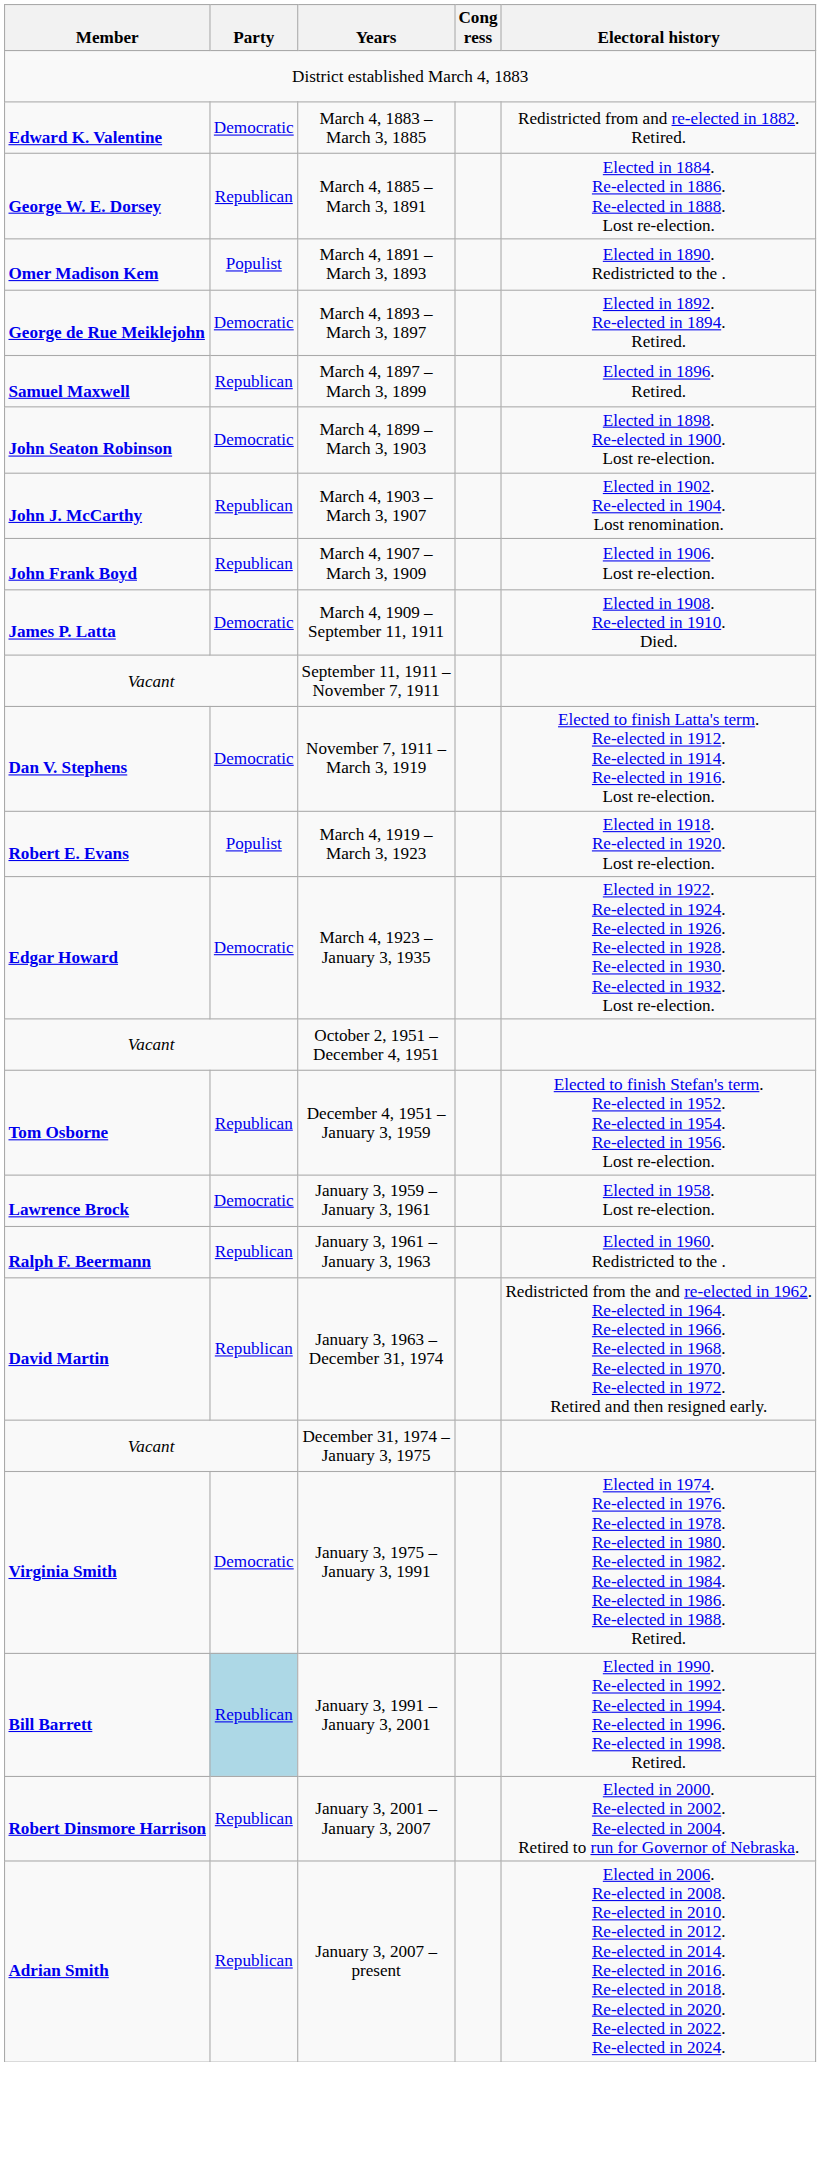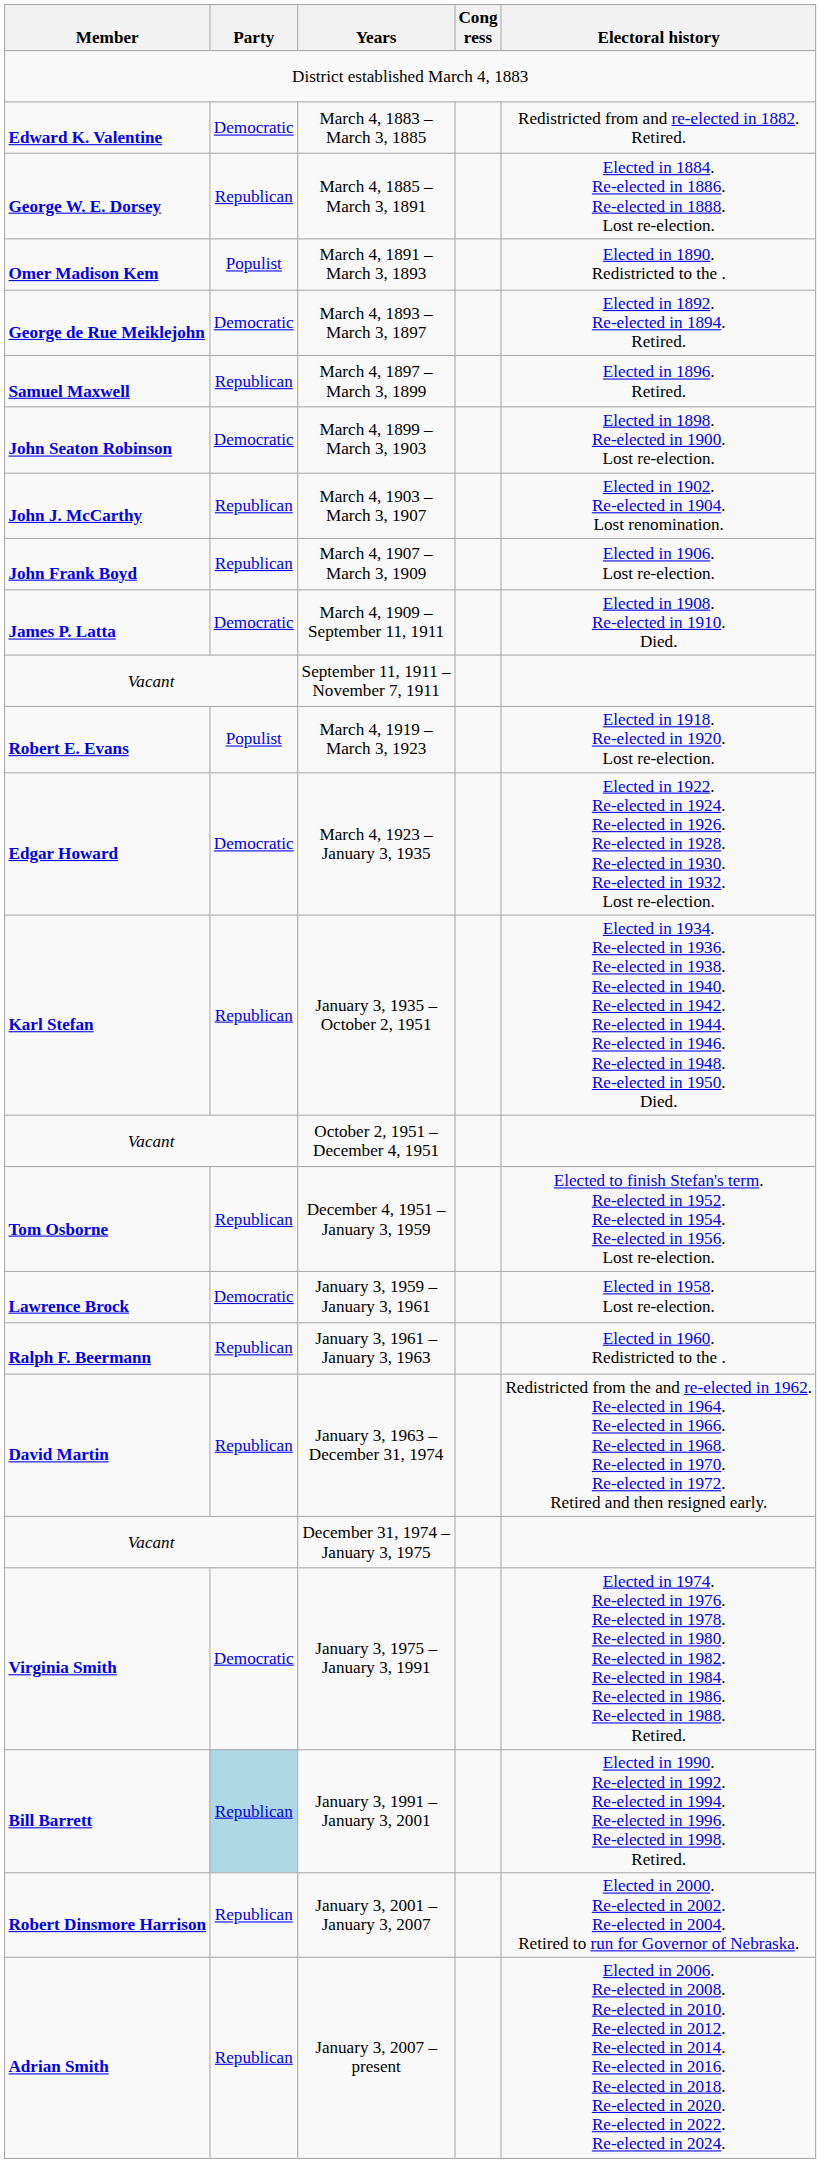- row: (376, 758)
+ row: (376, 1015)
